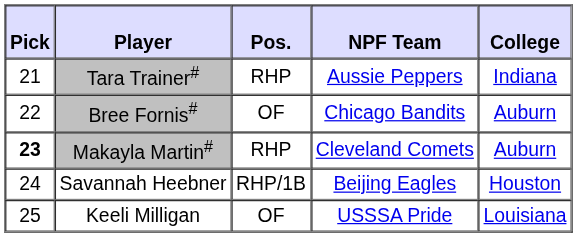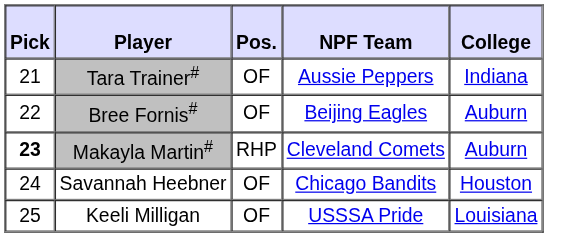(271, 76) RHP -> (257, 76) OF
(395, 113) Chicago Bandits -> (366, 113) Beijing Eagles
(271, 184) RHP/1B -> (257, 184) OF
(395, 184) Beijing Eagles -> (366, 184) Chicago Bandits
